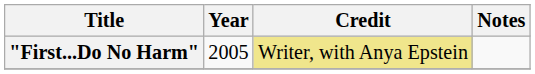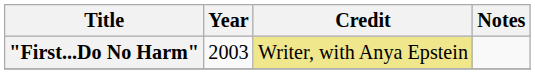(229, 52) 2005 -> (229, 52) 2003
